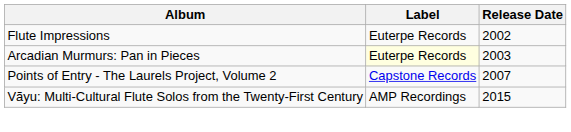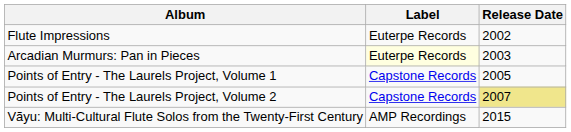+ row: (142, 76)
(497, 76) no background -> (497, 96) khaki background
